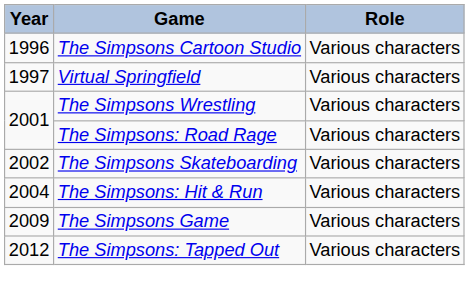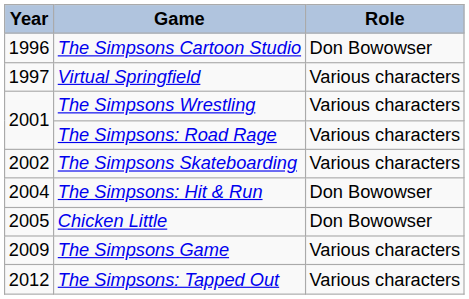(385, 47) Various characters -> (371, 47) Don Bowowser
(385, 192) Various characters -> (371, 192) Don Bowowser
+ row: (113, 221)
